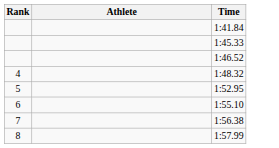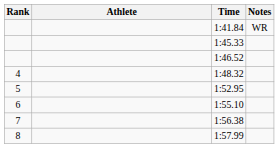+ column: (260, 12)
